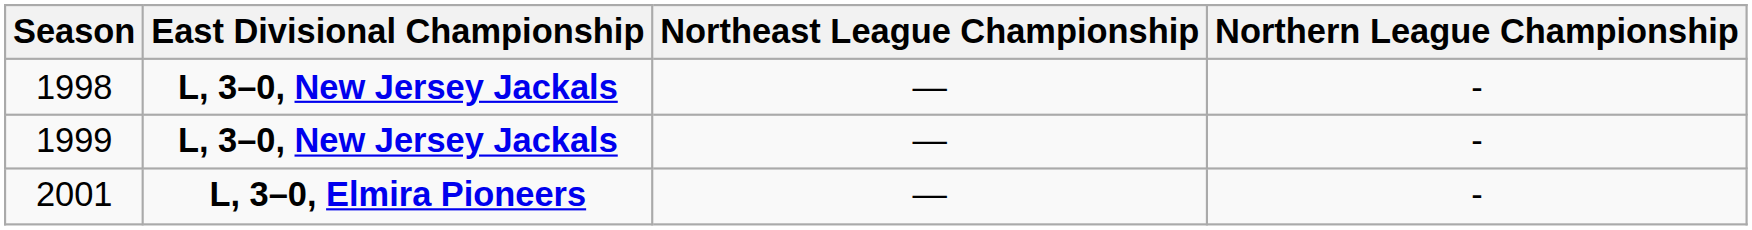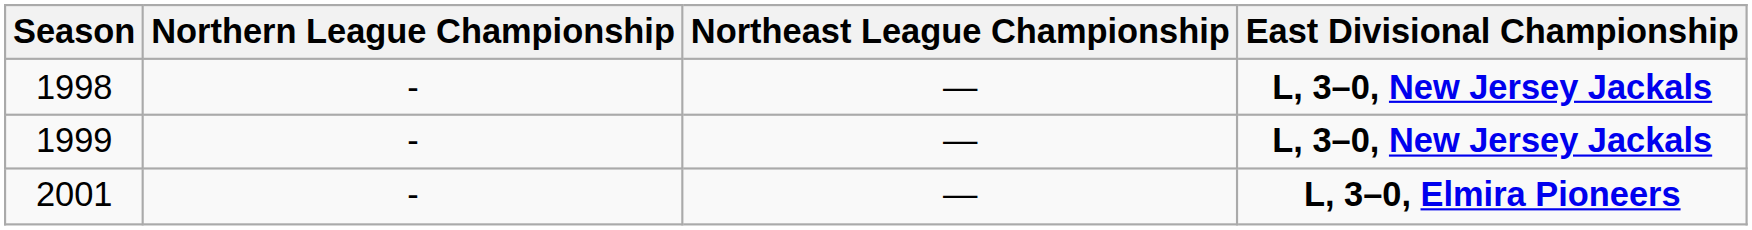columns swapped: (398, 31) <-> (1477, 31)
